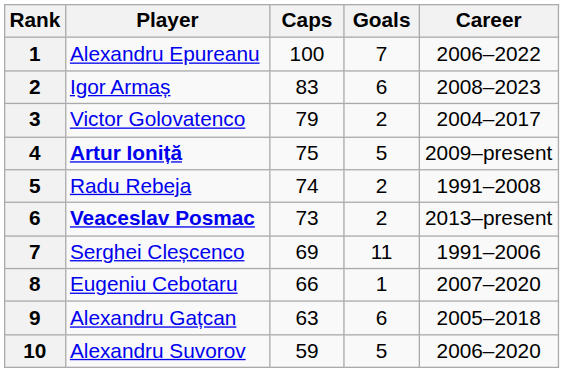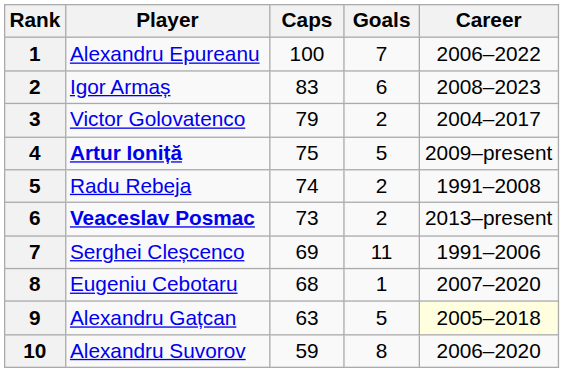(307, 284) 66 -> (307, 284) 68
(382, 317) 6 -> (382, 317) 5
(489, 317) no background -> (489, 317) lightyellow background
(382, 350) 5 -> (382, 350) 8
